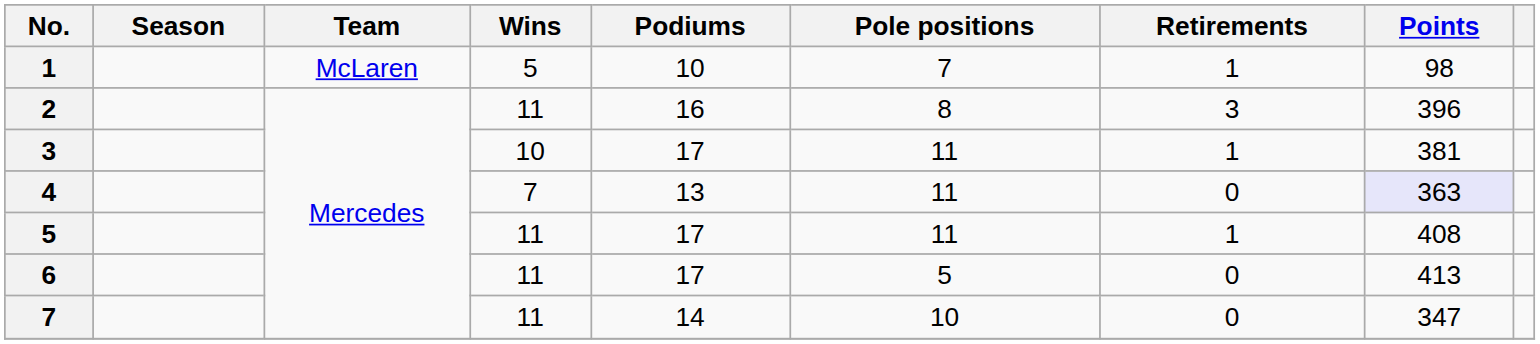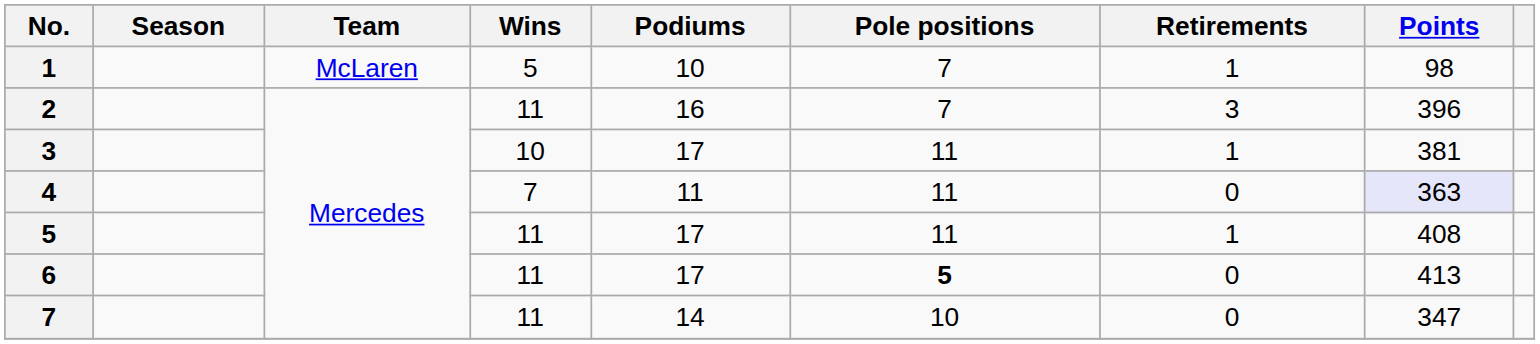(945, 109) 8 -> (945, 109) 7
(690, 192) 13 -> (690, 192) 11
(945, 276) normal -> (945, 276) bold
